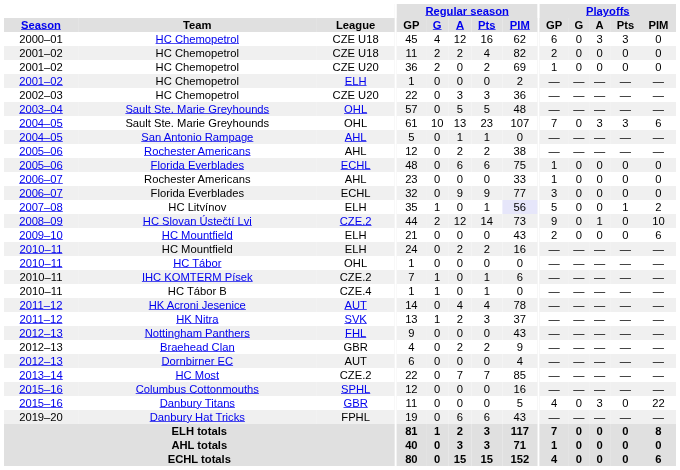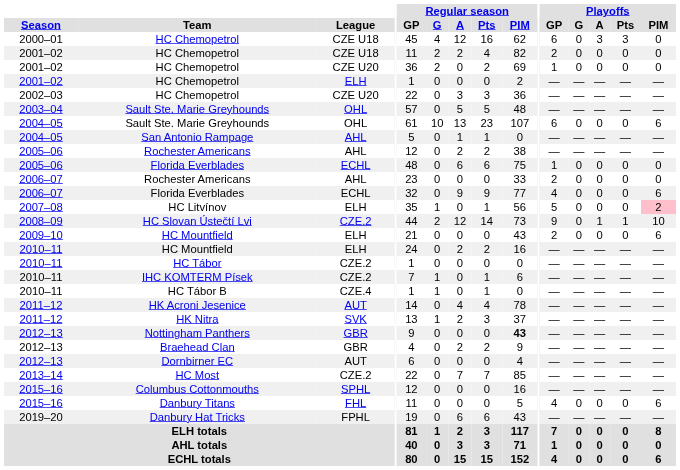(554, 123) 7 -> (554, 123) 6
(600, 123) 3 -> (600, 123) 0
(625, 123) 3 -> (625, 123) 0
(554, 179) 1 -> (554, 179) 2
(554, 193) 3 -> (554, 193) 4
(658, 193) 0 -> (658, 193) 6
(520, 207) lavender background -> (520, 207) no background
(625, 207) 1 -> (625, 207) 0
(658, 207) no background -> (658, 207) pink background
(625, 221) 0 -> (625, 221) 1
(356, 263) OHL -> (356, 263) CZE.2
(356, 333) FHL -> (356, 333) GBR
(520, 333) normal -> (520, 333) bold
(356, 403) GBR -> (356, 403) FHL
(600, 403) 3 -> (600, 403) 0
(658, 403) 22 -> (658, 403) 6
